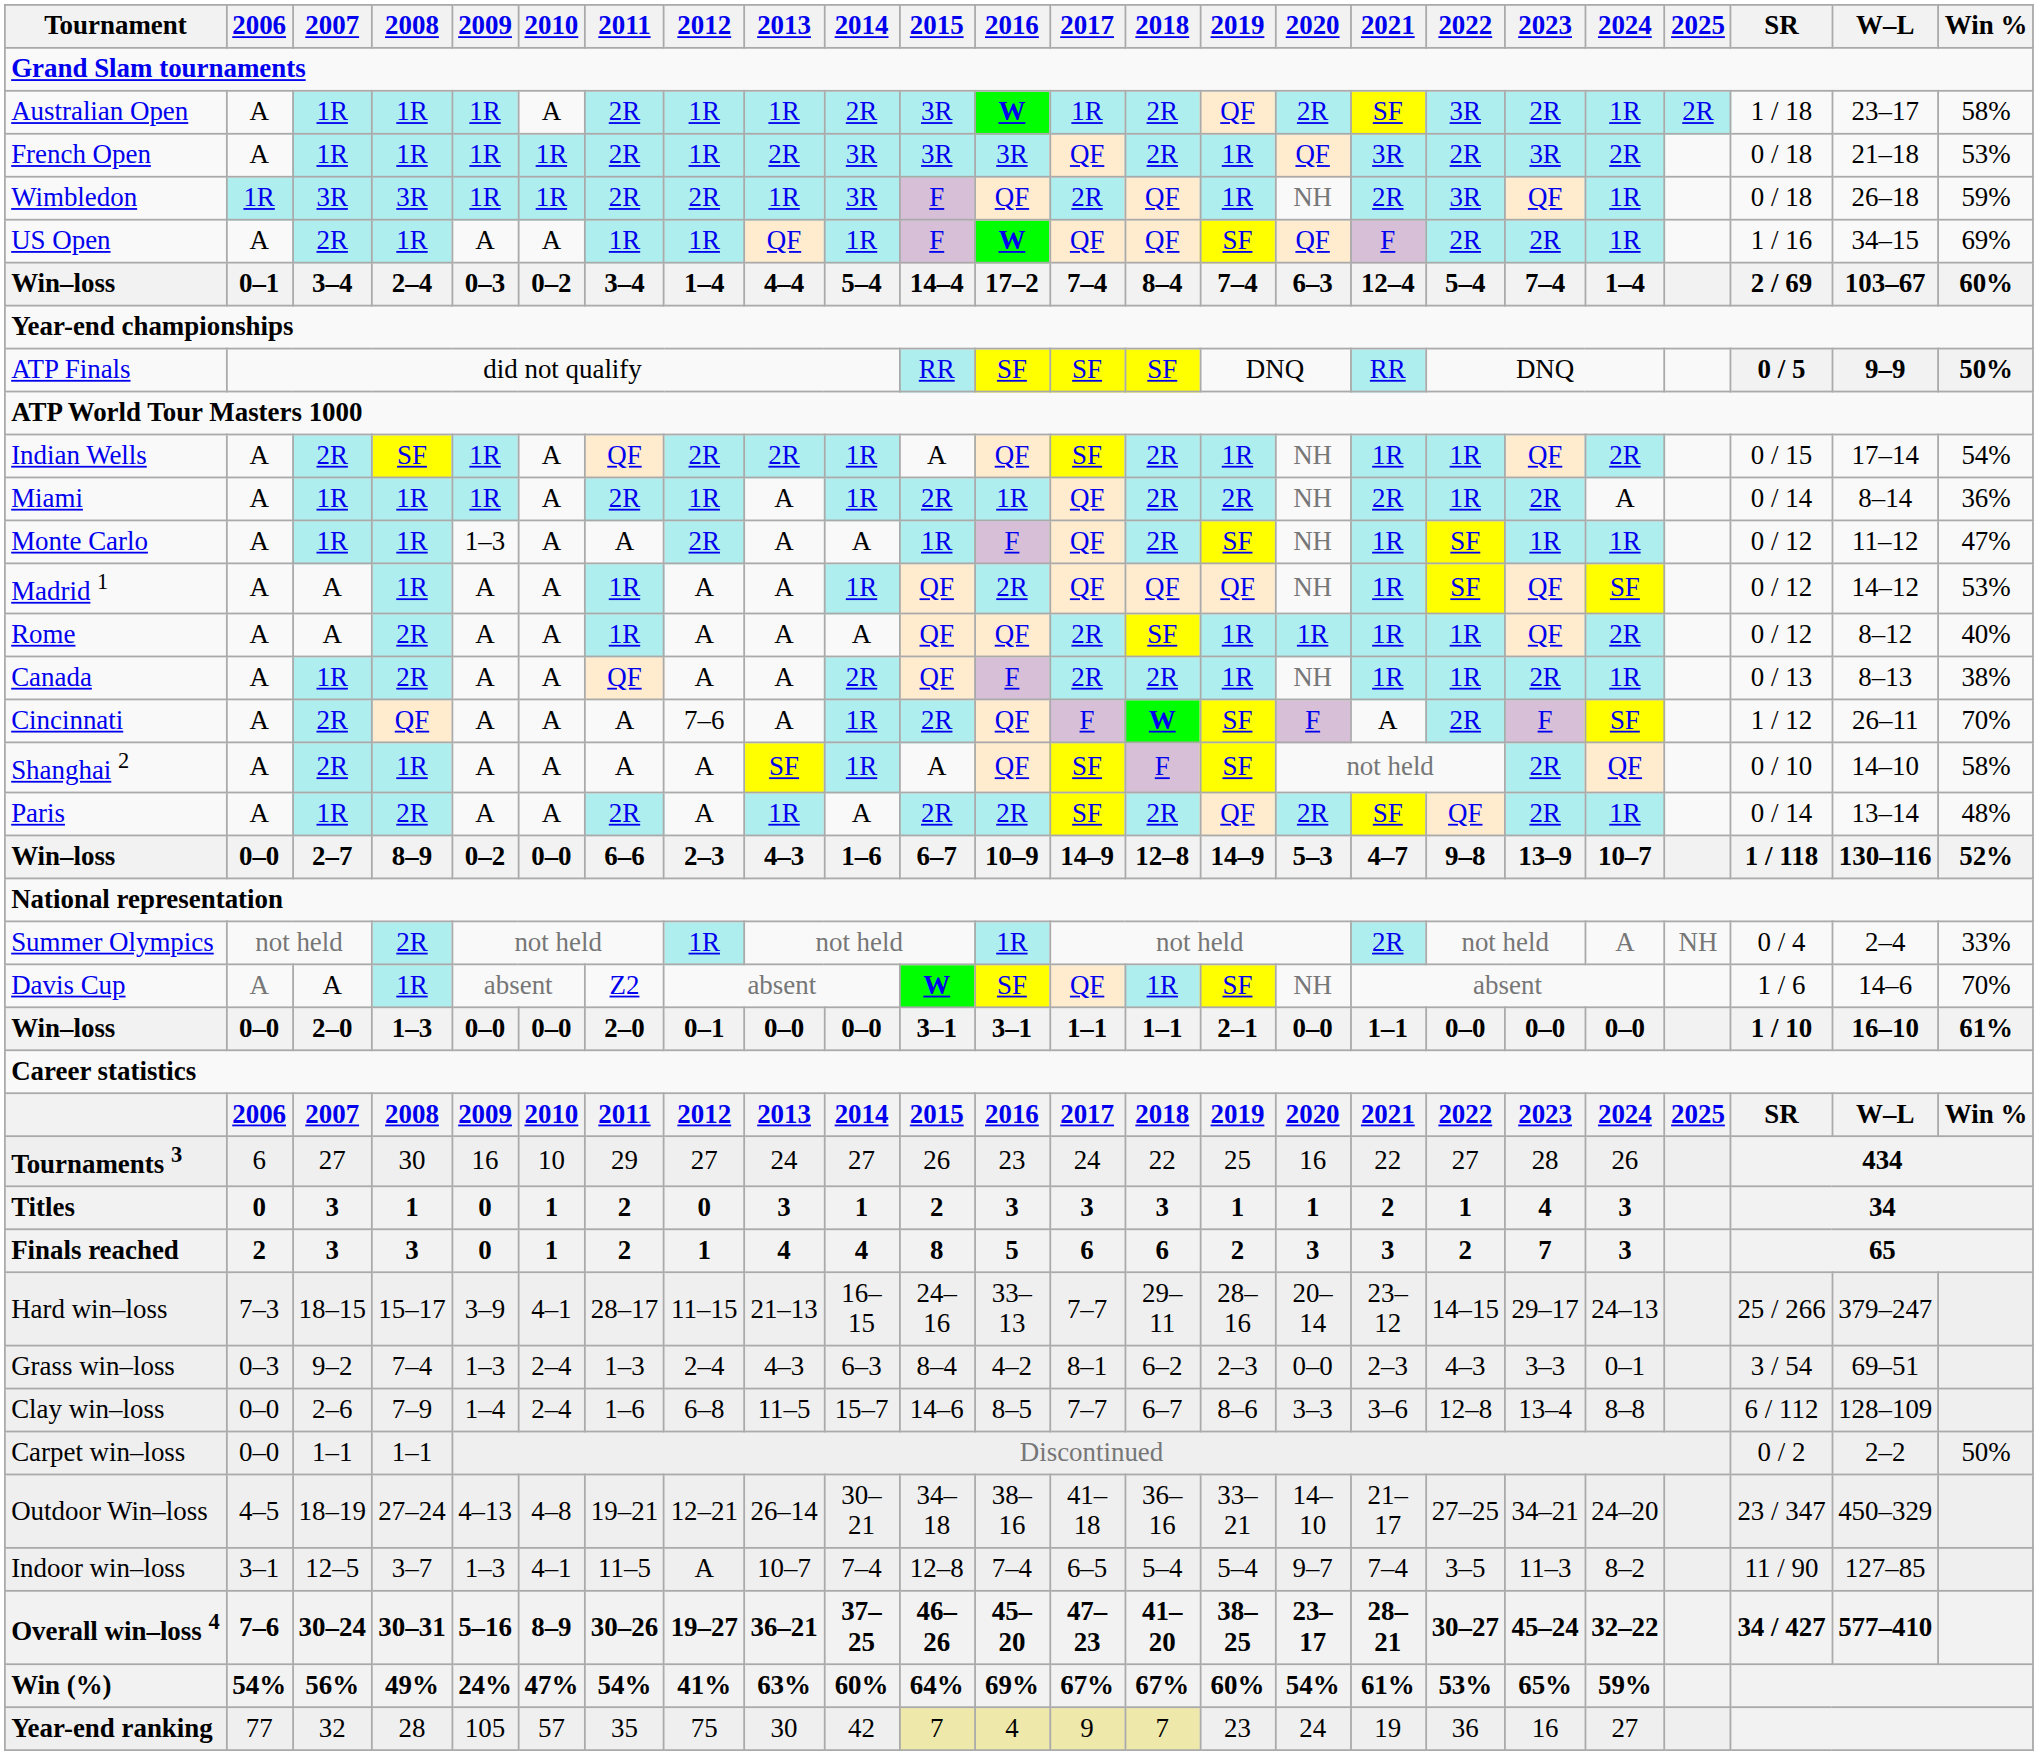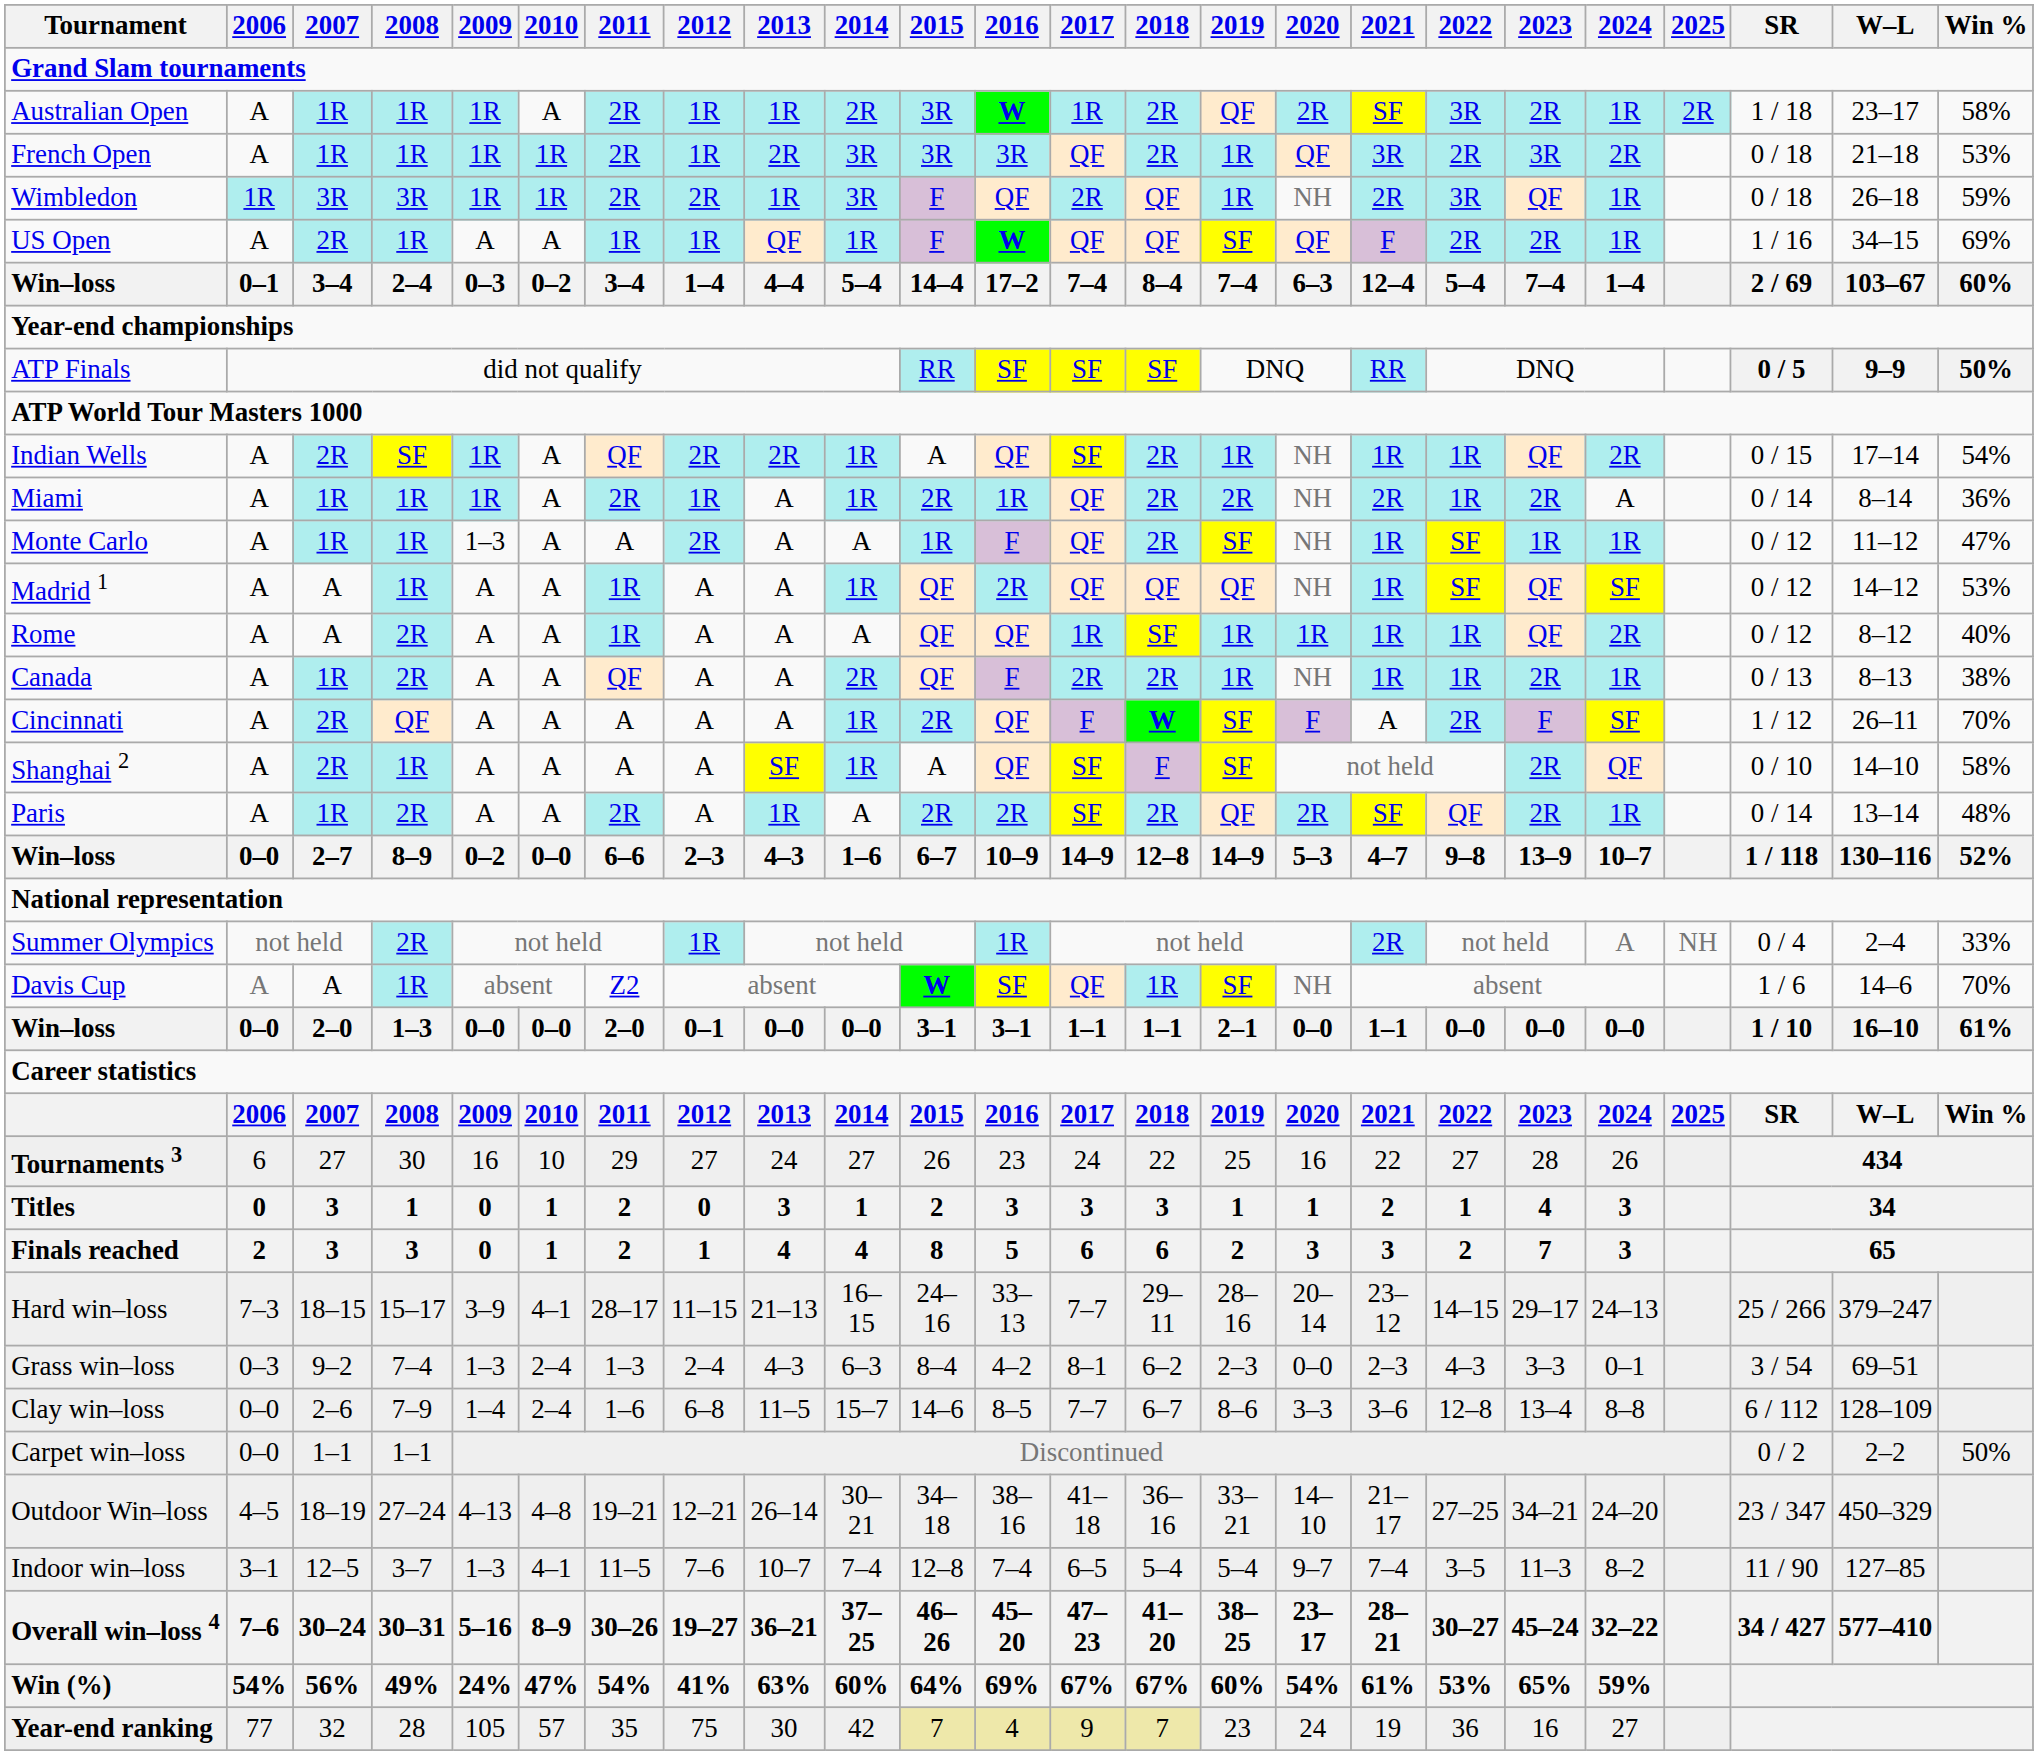(1087, 634) 2R -> (1087, 634) 1R
(704, 720) 7–6 -> (704, 720) A
(704, 1569) A -> (704, 1569) 7–6
